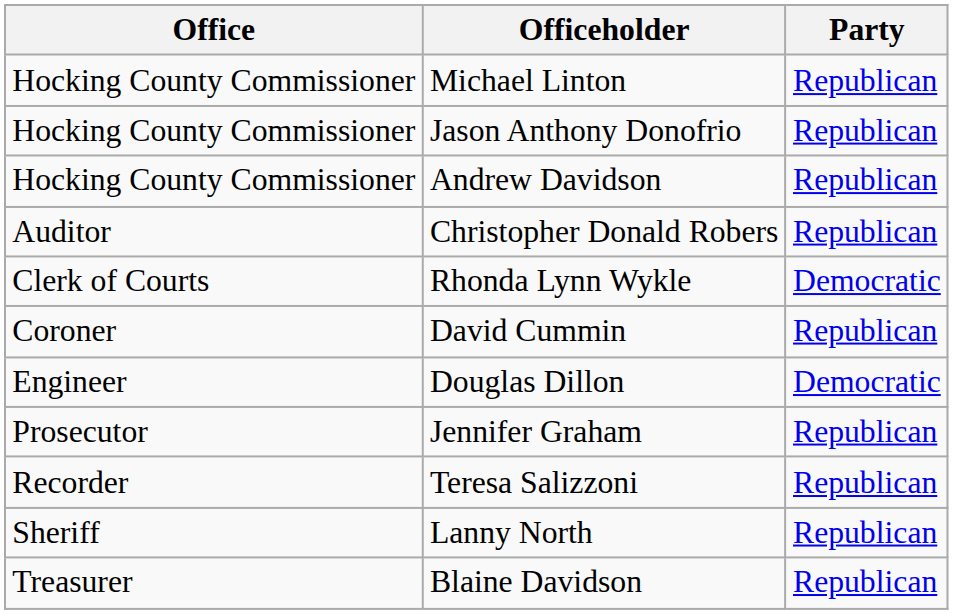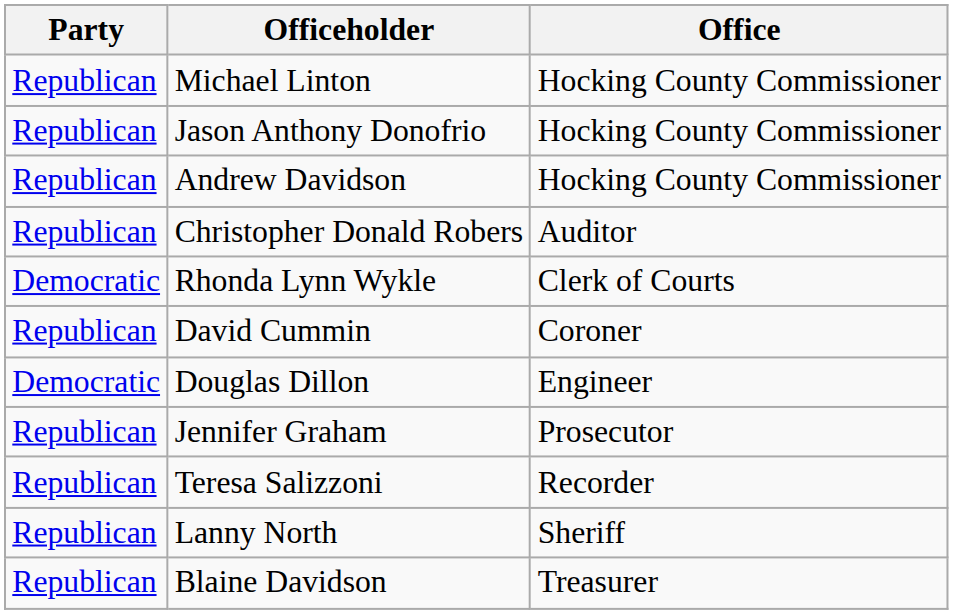columns swapped: (214, 29) <-> (867, 29)
